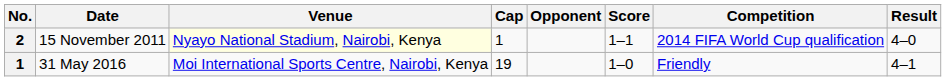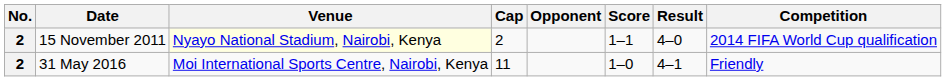columns swapped: (914, 16) <-> (771, 16)
(499, 40) 1 -> (499, 40) 2
(20, 64) 1 -> (20, 64) 2
(503, 64) 19 -> (503, 64) 11
